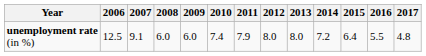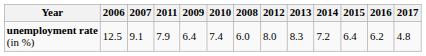columns swapped: (167, 13) <-> (247, 13)
(190, 36) 6.0 -> (189, 36) 6.4
(296, 36) 8.0 -> (296, 36) 8.3
(377, 36) 5.5 -> (377, 36) 6.2
